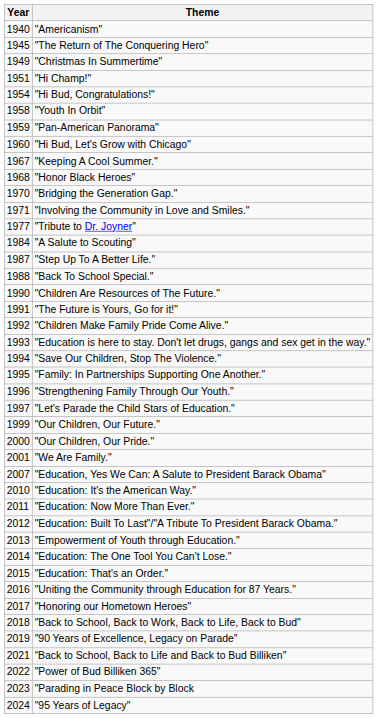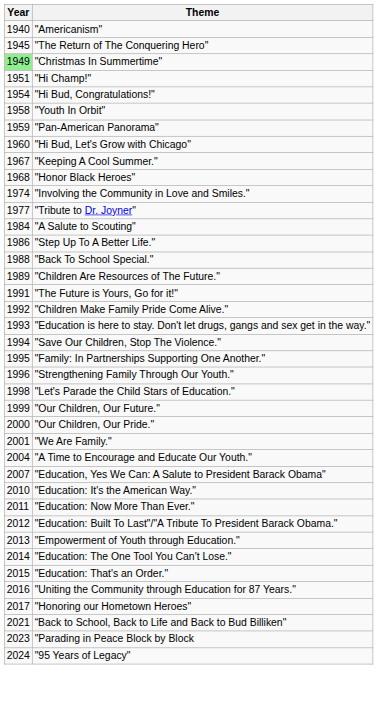(18, 62) no background -> (18, 62) lightgreen background
- row: (106, 194)
(18, 210) 1971 -> (18, 194) 1974
(18, 260) 1987 -> (18, 243) 1986
(18, 293) 1990 -> (18, 276) 1989
(18, 408) 1997 -> (18, 392) 1998
+ row: (143, 458)
- row: (168, 623)
- row: (136, 639)
- row: (98, 672)
